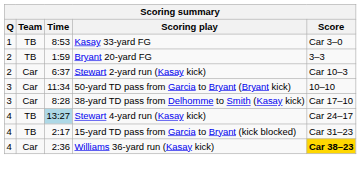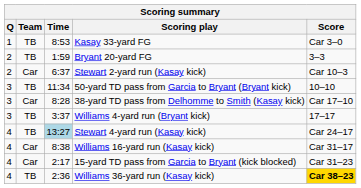(30, 87) Car -> (30, 87) TB
+ row: (142, 116)
+ row: (144, 146)
(30, 131) TB -> (30, 161) Car
(30, 146) Car -> (30, 176) TB
